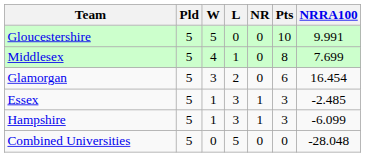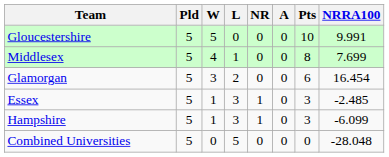+ column: (284, 15)
